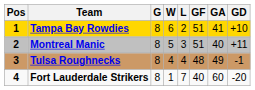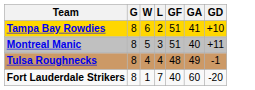- column: (16, 12)
